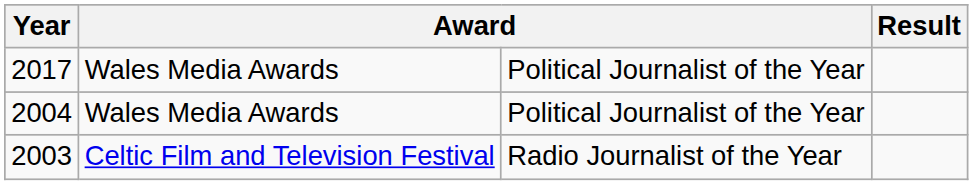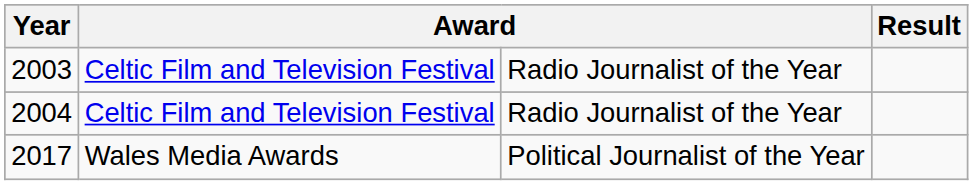rows swapped: (42, 156) <-> (42, 69)
(212, 112) Wales Media Awards -> (290, 112) Celtic Film and Television Festival
(686, 112) Political Journalist of the Year -> (675, 112) Radio Journalist of the Year
